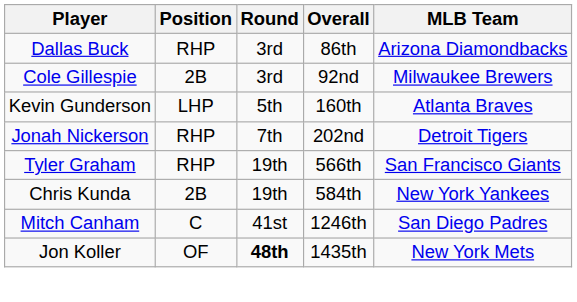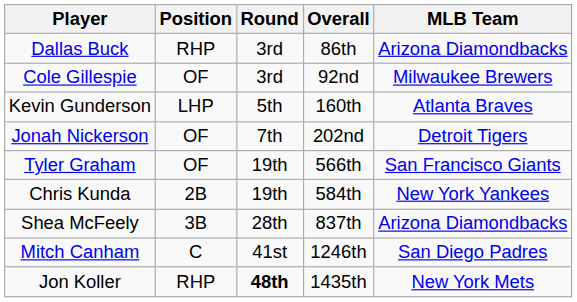(196, 77) 2B -> (196, 77) OF
(196, 135) RHP -> (196, 135) OF
(196, 164) RHP -> (196, 164) OF
+ row: (80, 223)
(196, 252) OF -> (196, 281) RHP
